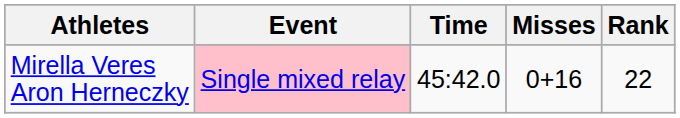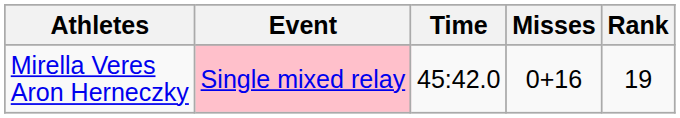(638, 79) 22 -> (638, 79) 19
